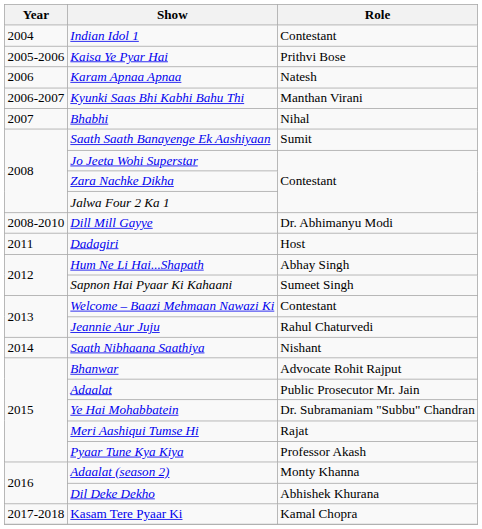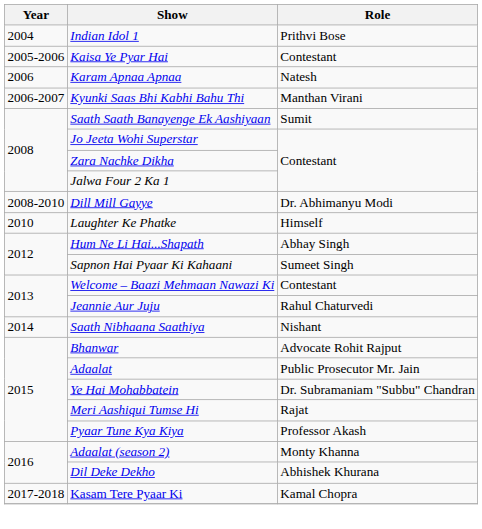(308, 35) Contestant -> (313, 35) Prithvi Bose
(313, 56) Prithvi Bose -> (308, 56) Contestant
- row: (89, 118)
+ row: (123, 222)
- row: (94, 243)
